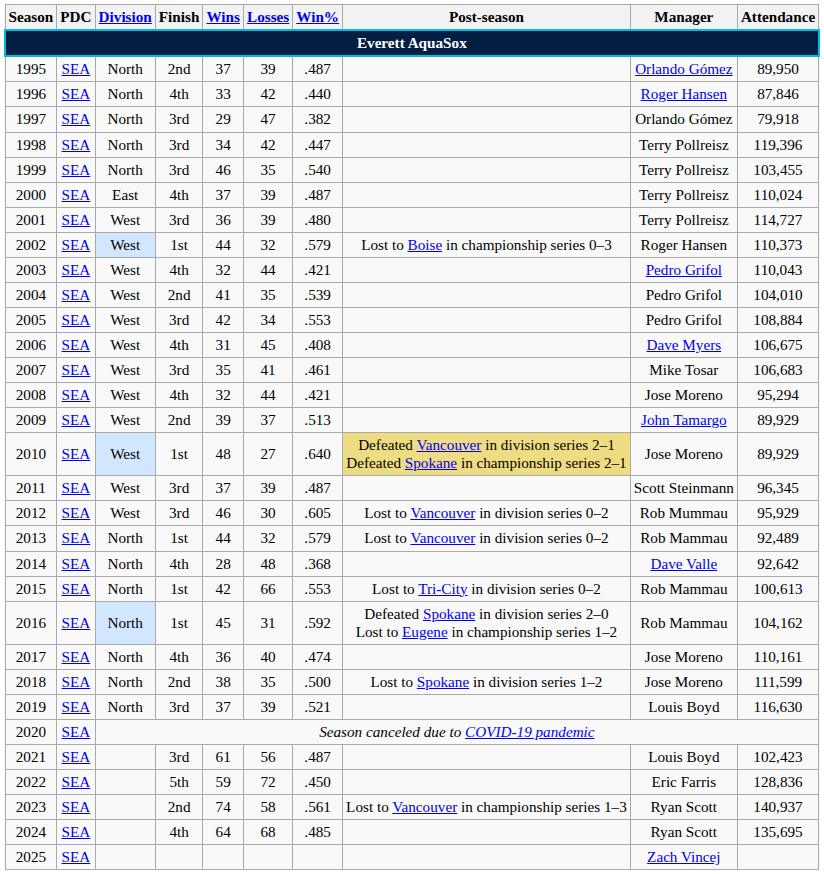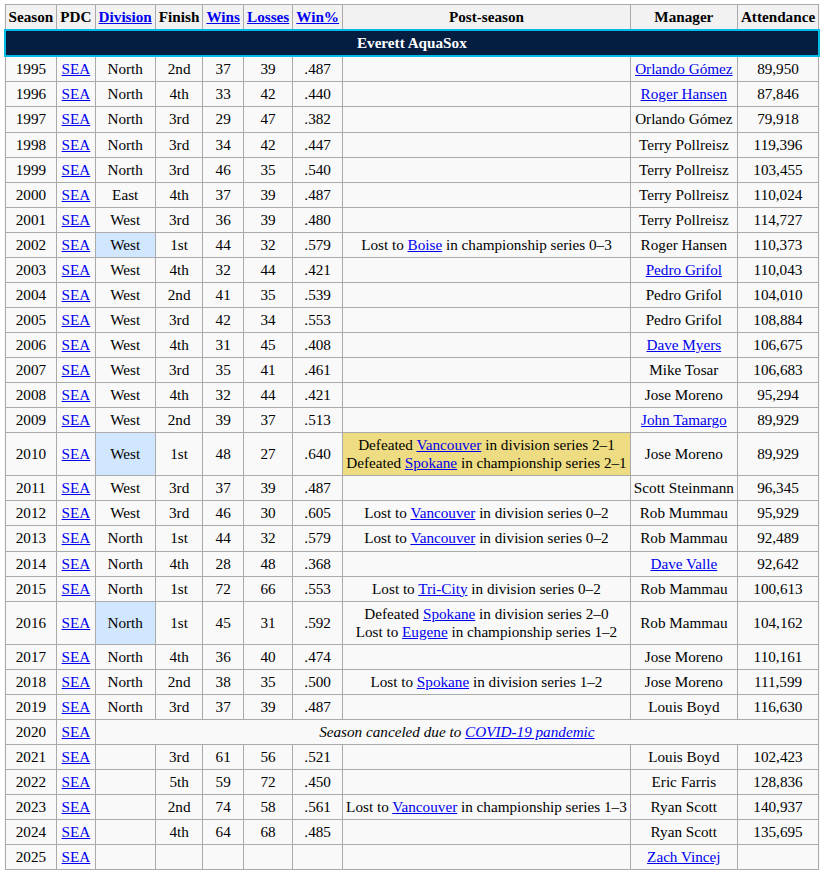(223, 588) 42 -> (223, 588) 72
(318, 706) .521 -> (318, 706) .487
(318, 756) .487 -> (318, 756) .521
